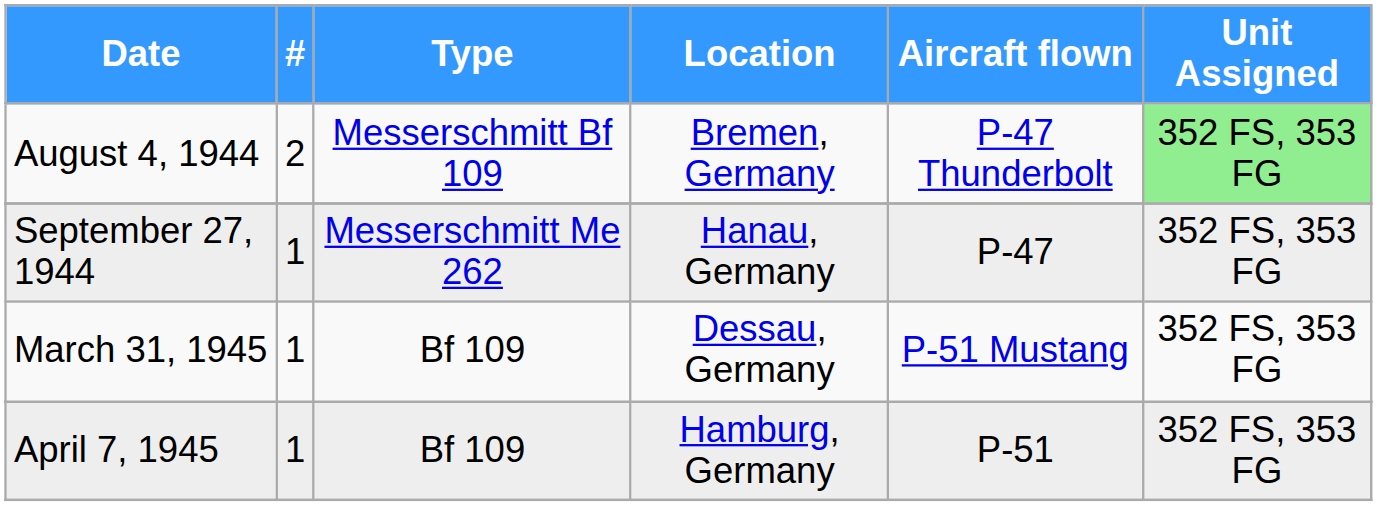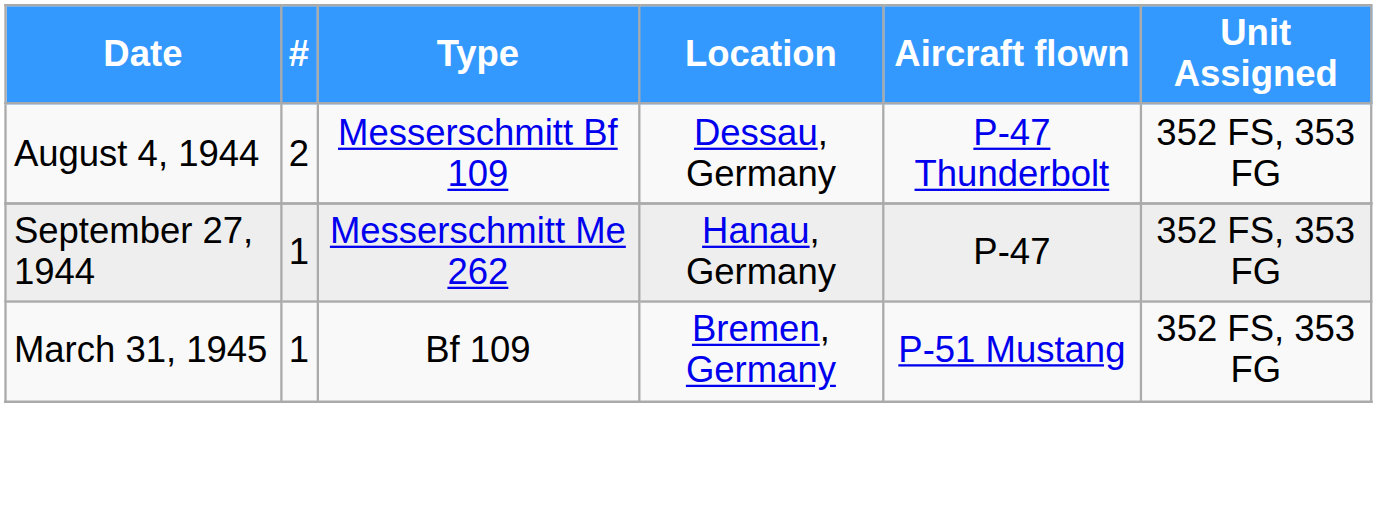(760, 152) Bremen, Germany -> (761, 152) Dessau, Germany
(1257, 152) lightgreen background -> (1256, 152) no background
(760, 350) Dessau, Germany -> (761, 350) Bremen, Germany
- row: (116, 449)
